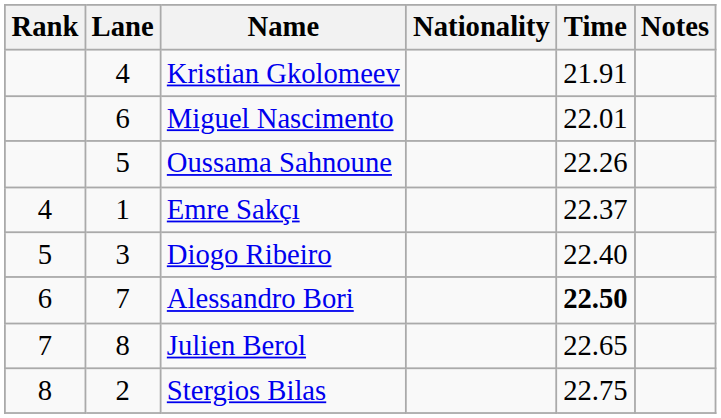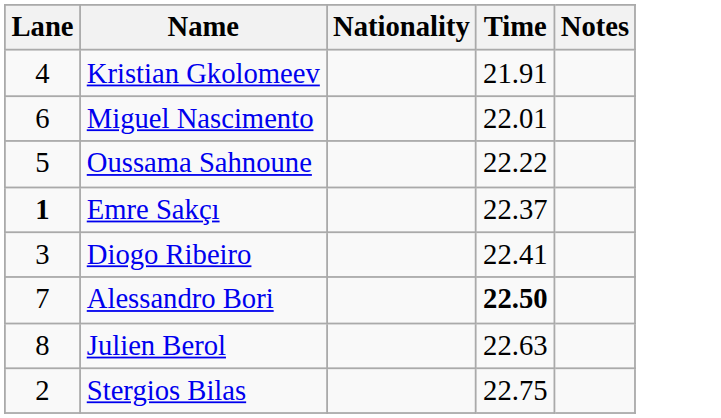- column: (45, 27)
(595, 163) 22.26 -> (515, 163) 22.22
(123, 208) normal -> (43, 208) bold
(595, 254) 22.40 -> (515, 254) 22.41
(595, 345) 22.65 -> (515, 345) 22.63
